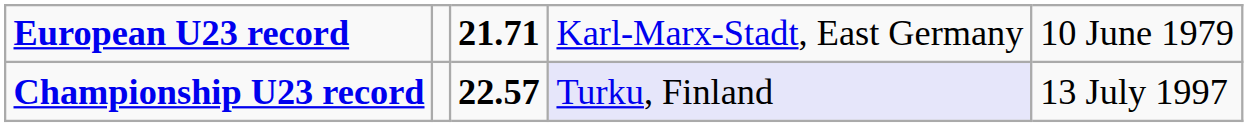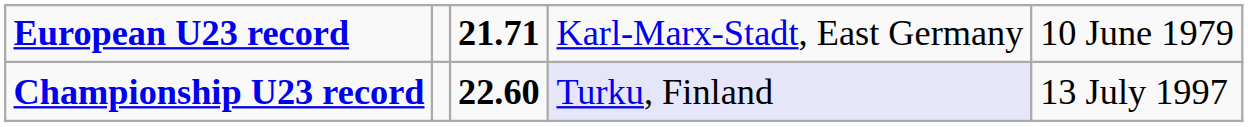(499, 90) 22.57 -> (499, 90) 22.60
